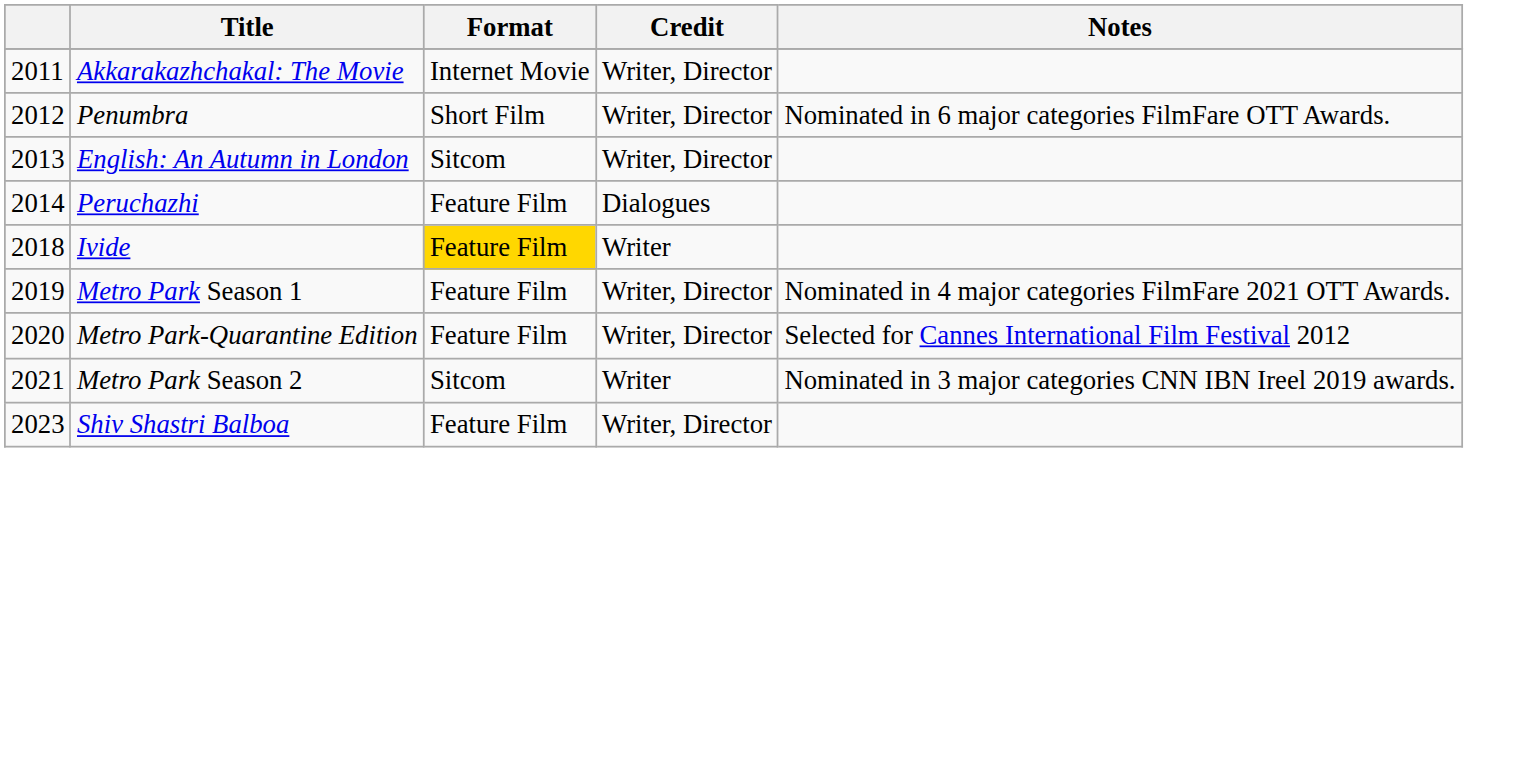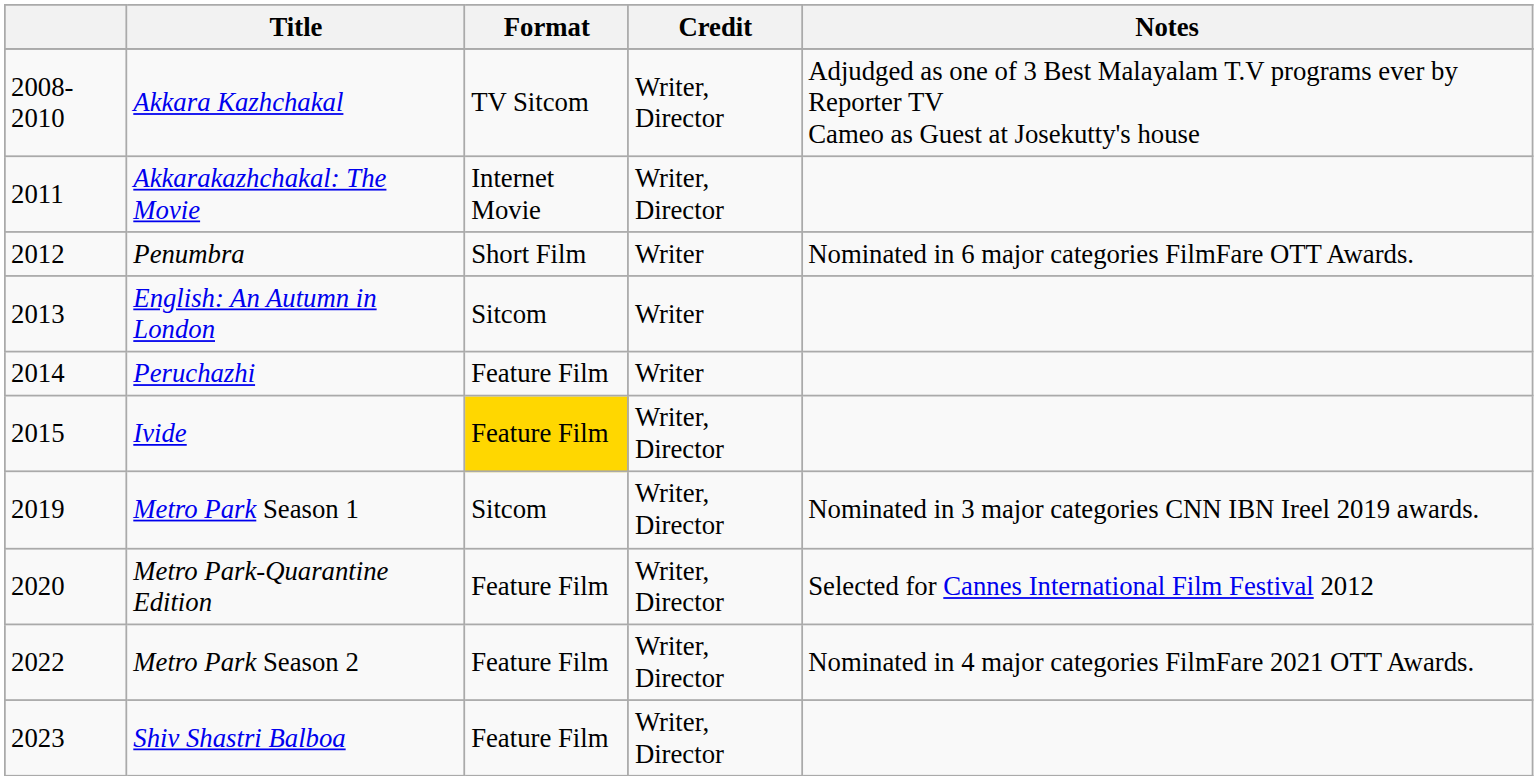+ row: (238, 102)
(687, 114) Writer, Director -> (669, 254) Writer
(687, 159) Writer, Director -> (669, 314) Writer
(656, 203) Dialogues -> (669, 374) Writer
(38, 247) 2018 -> (38, 433) 2015
(636, 247) Writer -> (679, 433) Writer, Director
(499, 291) Feature Film -> (509, 509) Sitcom
(1117, 291) Nominated in 4 major categories FilmFare 2021 OTT Awards. -> (1144, 509) Nominated in 3 major categories CNN IBN Ireel 2019 awards.
(38, 379) 2021 -> (38, 661) 2022
(468, 379) Sitcom -> (540, 661) Feature Film
(636, 379) Writer -> (679, 661) Writer, Director
(1120, 379) Nominated in 3 major categories CNN IBN Ireel 2019 awards. -> (1141, 661) Nominated in 4 major categories FilmFare 2021 OTT Awards.
